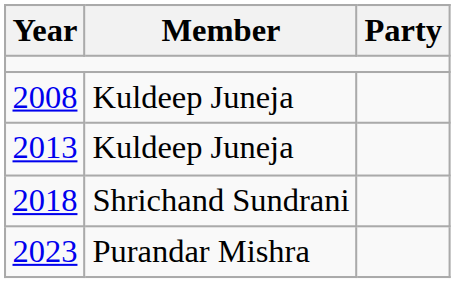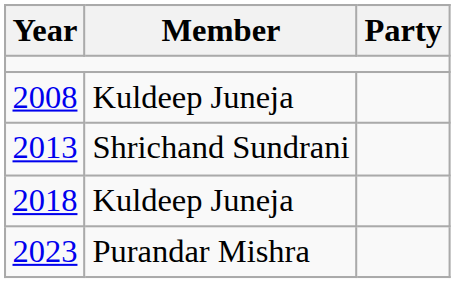(193, 148) Kuldeep Juneja -> (221, 148) Shrichand Sundrani
(221, 199) Shrichand Sundrani -> (193, 199) Kuldeep Juneja
